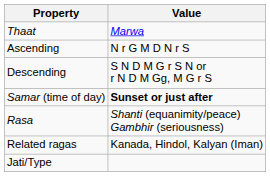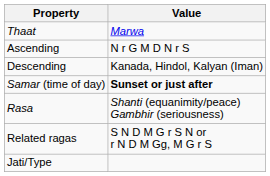(161, 72) S N D M G r S N or r N D M Gg, M G r S -> (187, 66) Kanada, Hindol, Kalyan (Iman)
(187, 145) Kanada, Hindol, Kalyan (Iman) -> (161, 138) S N D M G r S N or r N D M Gg, M G r S
